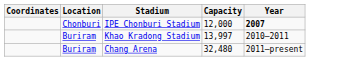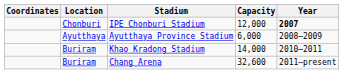+ row: (171, 37)
(218, 37) 13,997 -> (251, 50) 14,000
(218, 50) 32,480 -> (251, 62) 32,600
